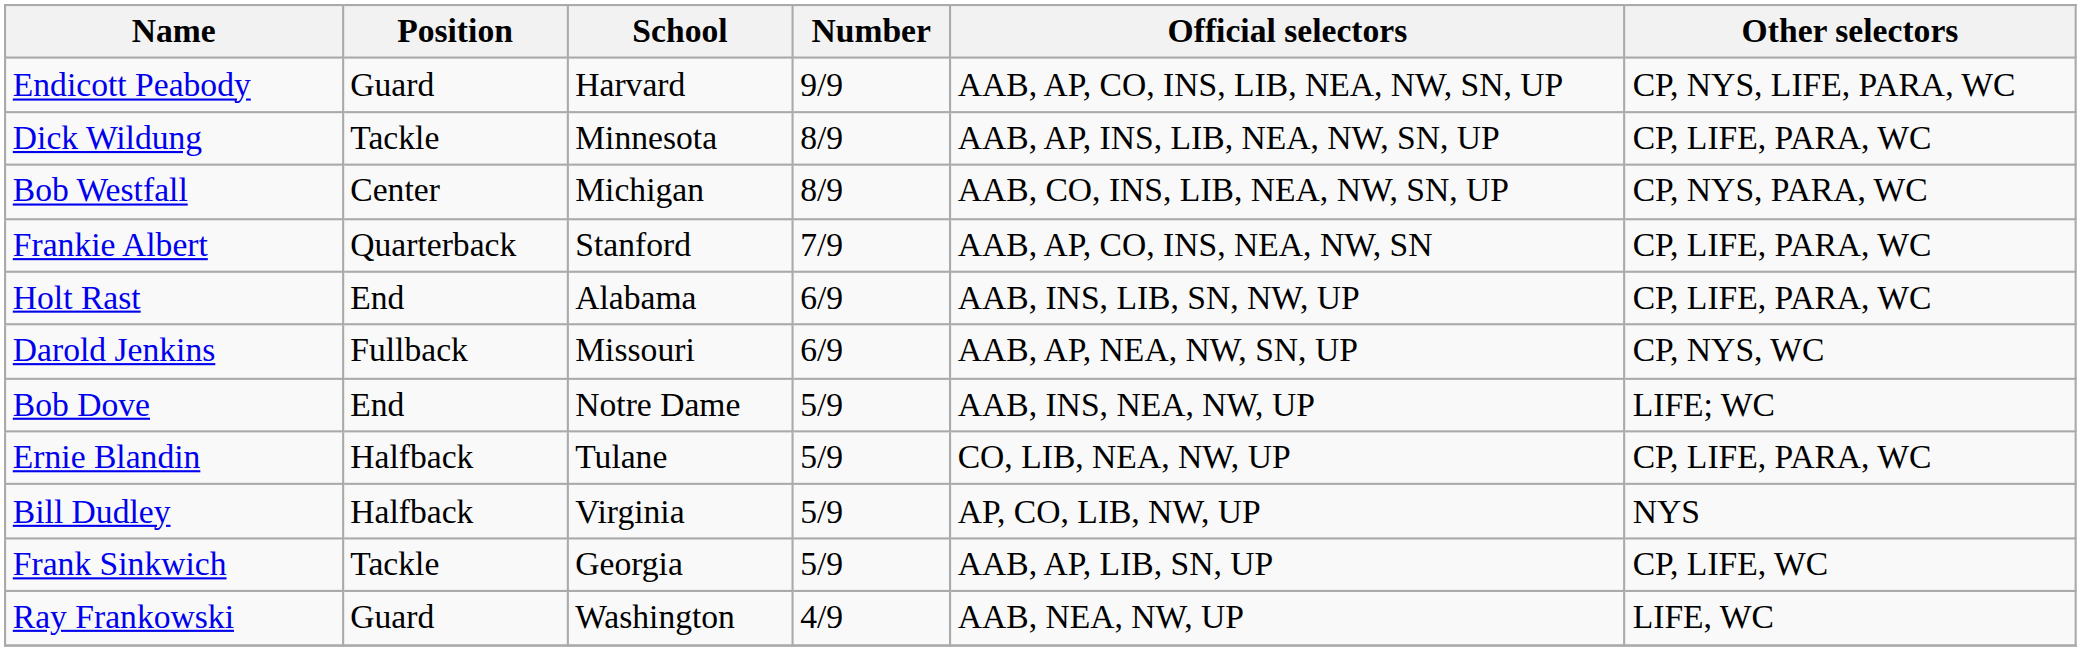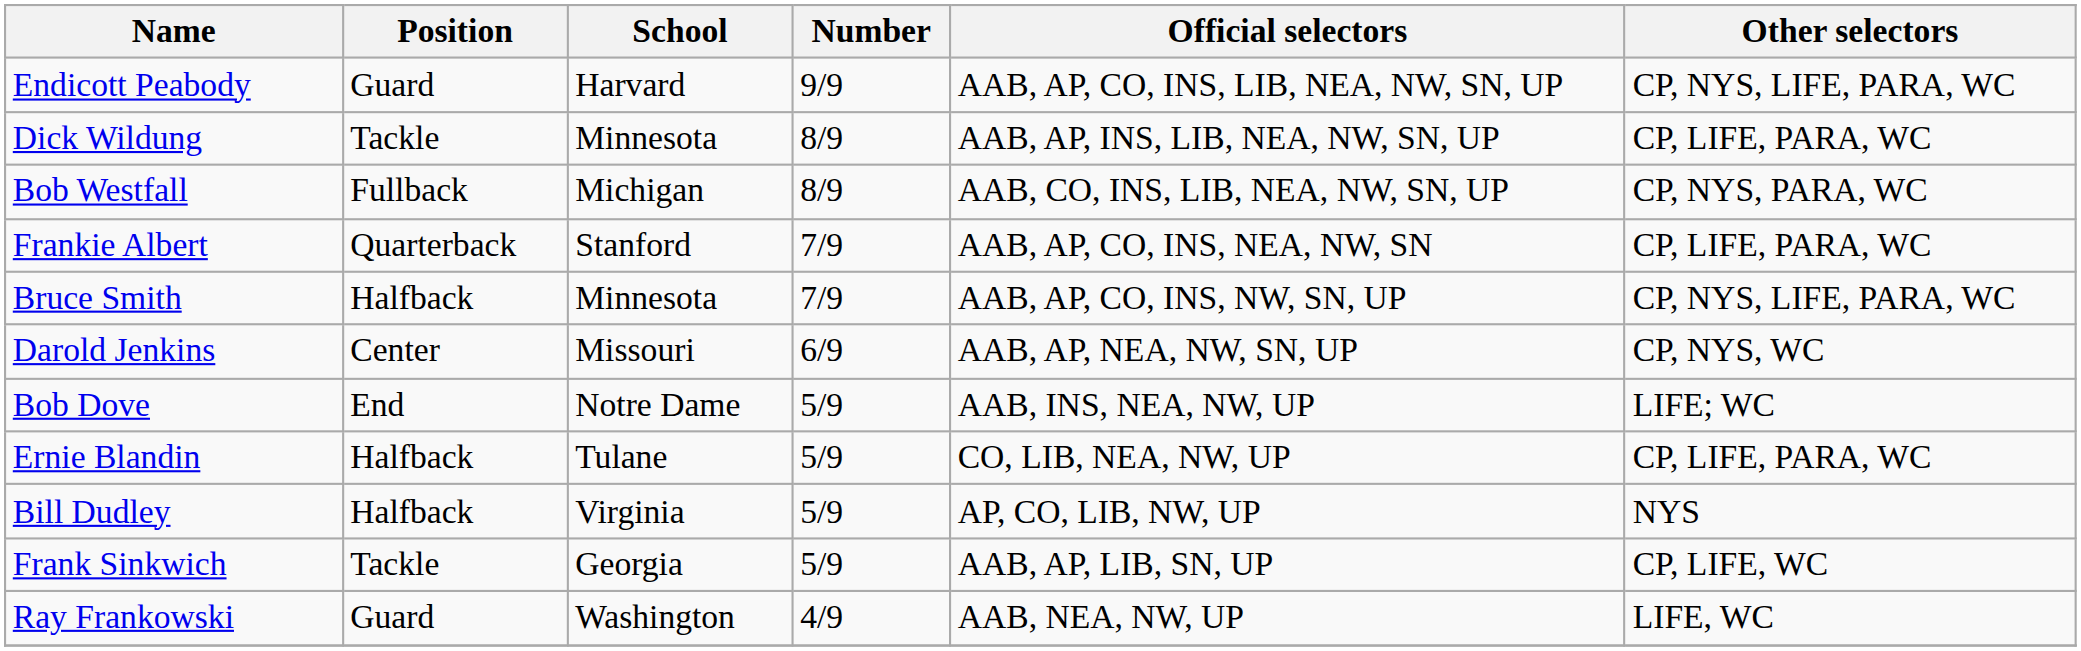(395, 191) Center -> (409, 191) Fullback
+ row: (97, 297)
- row: (77, 297)
(409, 350) Fullback -> (395, 350) Center
